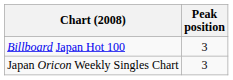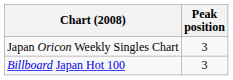rows swapped: (66, 46) <-> (93, 65)
